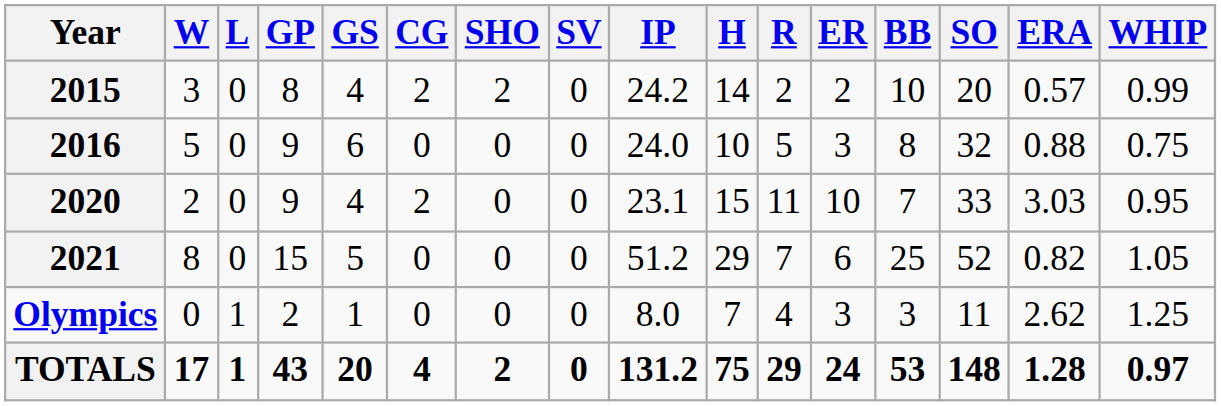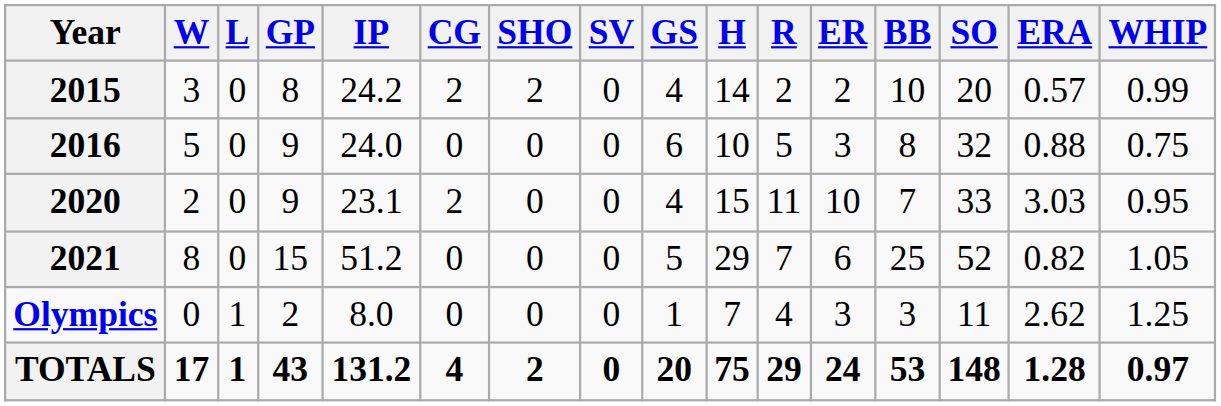columns swapped: (355, 32) <-> (658, 32)
